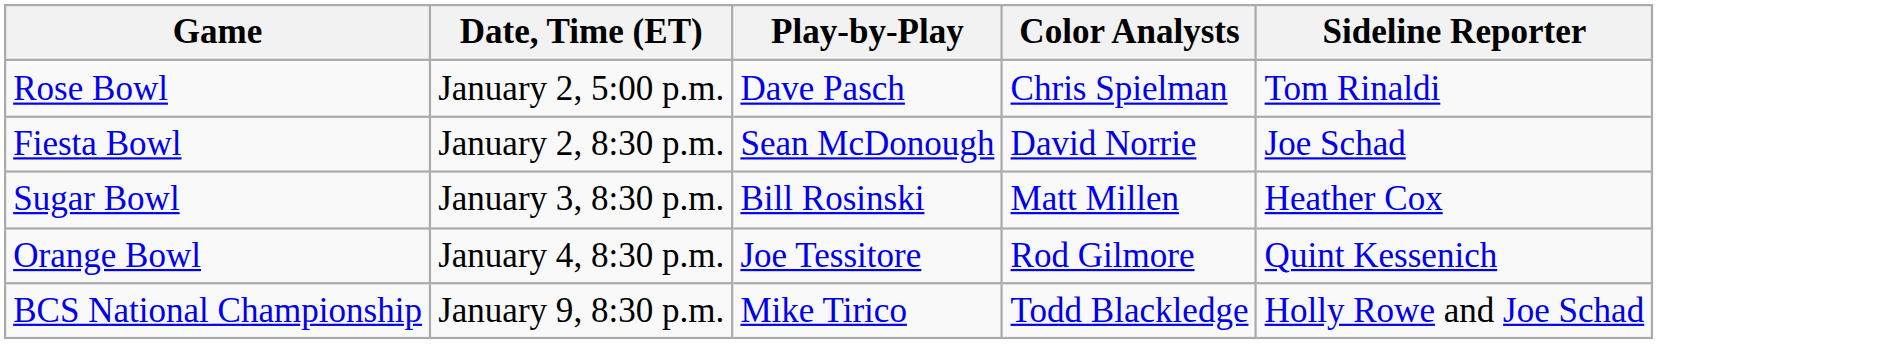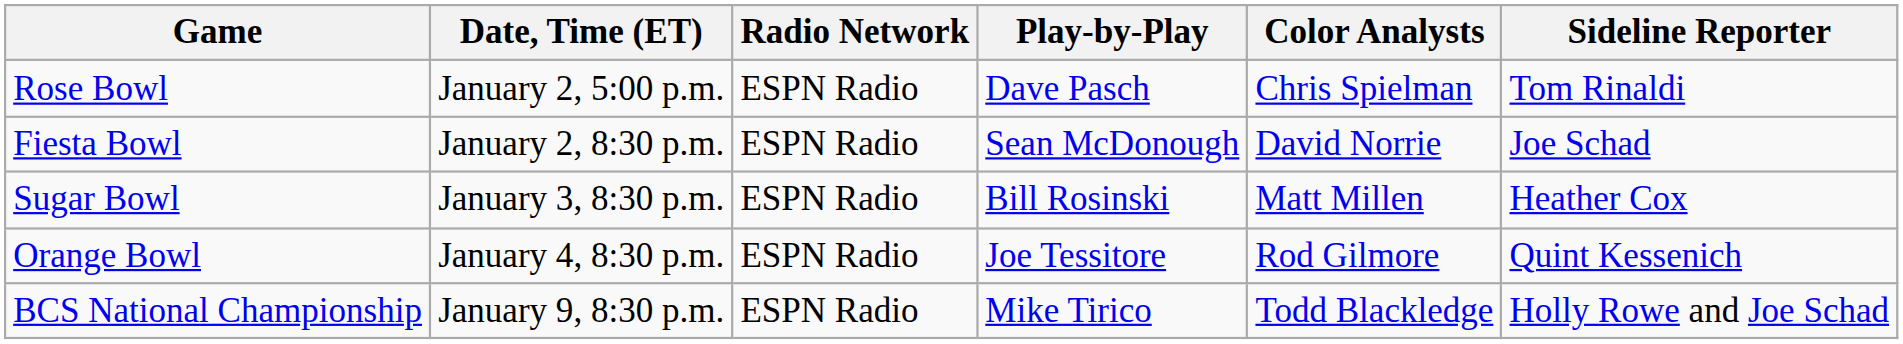+ column: (855, 32)
